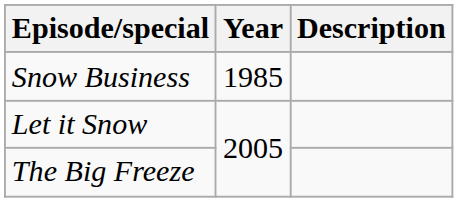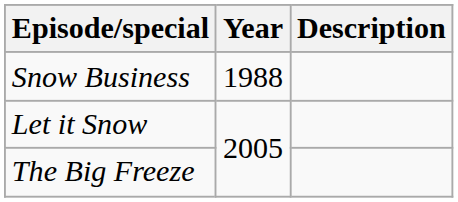(253, 76) 1985 -> (253, 76) 1988
